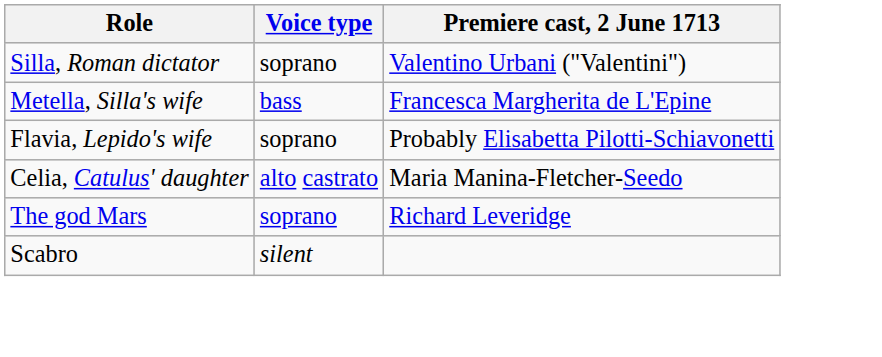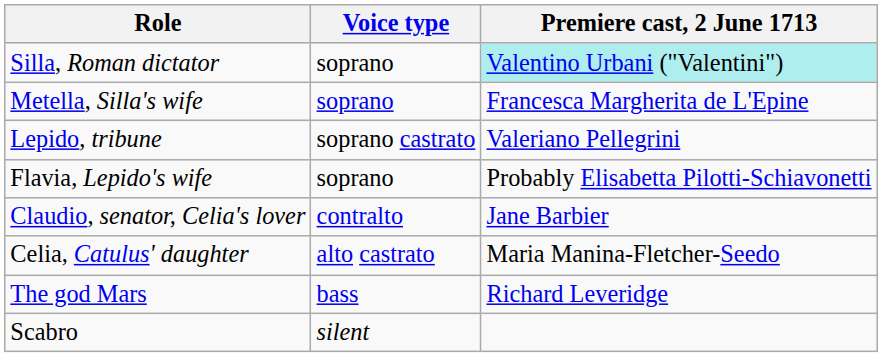(538, 62) no background -> (635, 62) paleturquoise background
(281, 100) bass -> (355, 100) soprano
+ row: (86, 139)
+ row: (158, 216)
(298, 216) soprano -> (338, 293) bass
